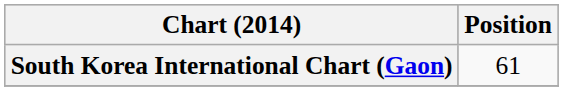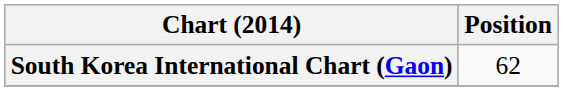(508, 65) 61 -> (508, 65) 62
